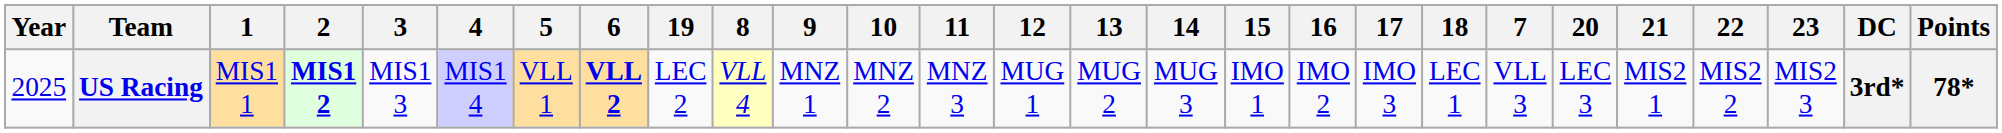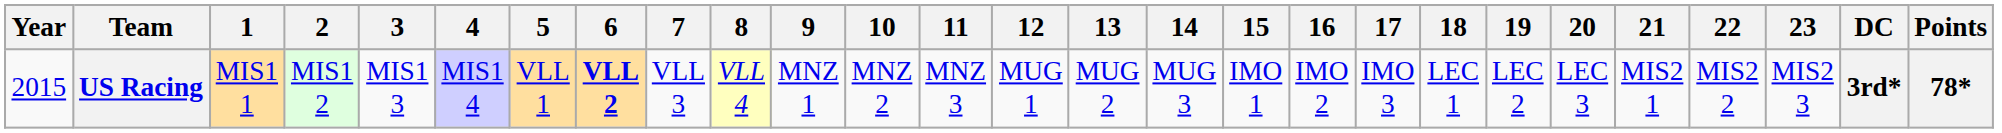columns swapped: (1520, 26) <-> (681, 26)
(39, 87) 2025 -> (39, 87) 2015
(324, 87) bold -> (322, 87) normal
